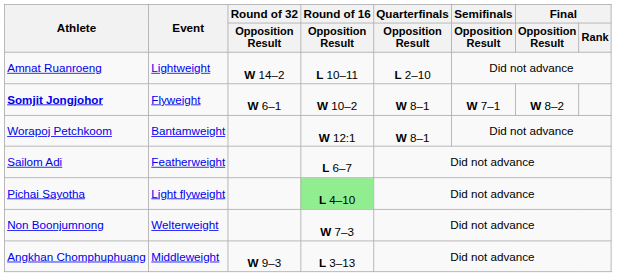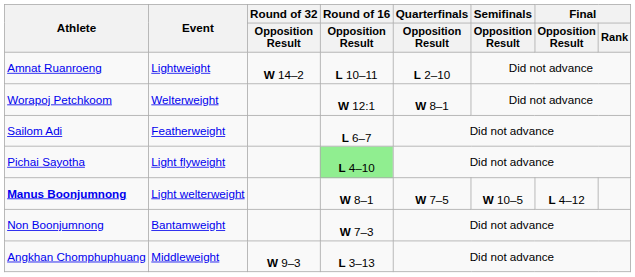- row: (55, 100)
(188, 131) Bantamweight -> (185, 100) Welterweight
+ row: (67, 194)
(185, 225) Welterweight -> (188, 225) Bantamweight
